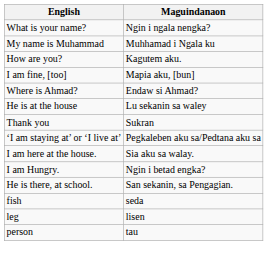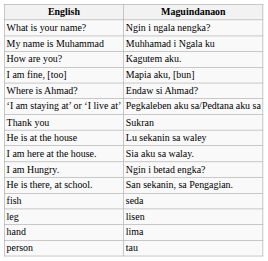rows swapped: (42, 106) <-> (64, 138)
+ row: (16, 232)
